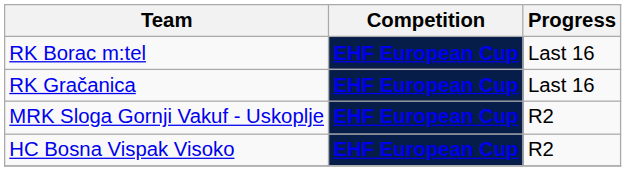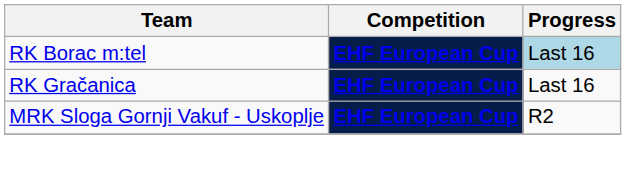(561, 52) no background -> (561, 52) lightblue background
- row: (122, 149)
